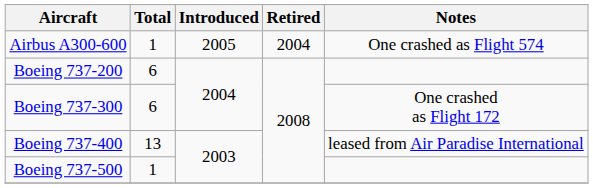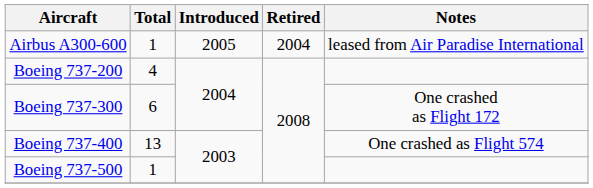(456, 44) One crashed as Flight 574 -> (456, 44) leased from Air Paradise International
(153, 71) 6 -> (153, 71) 4
(456, 143) leased from Air Paradise International -> (456, 143) One crashed as Flight 574
